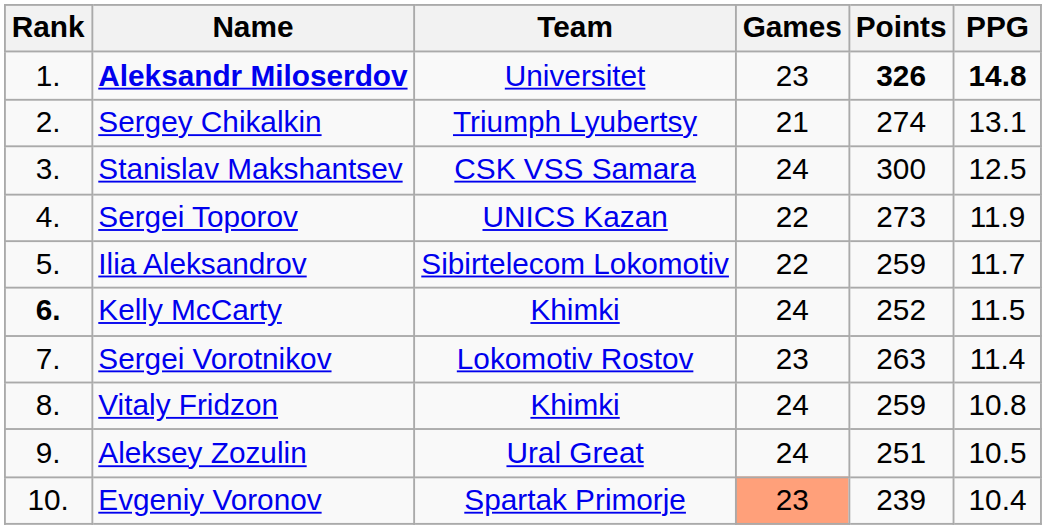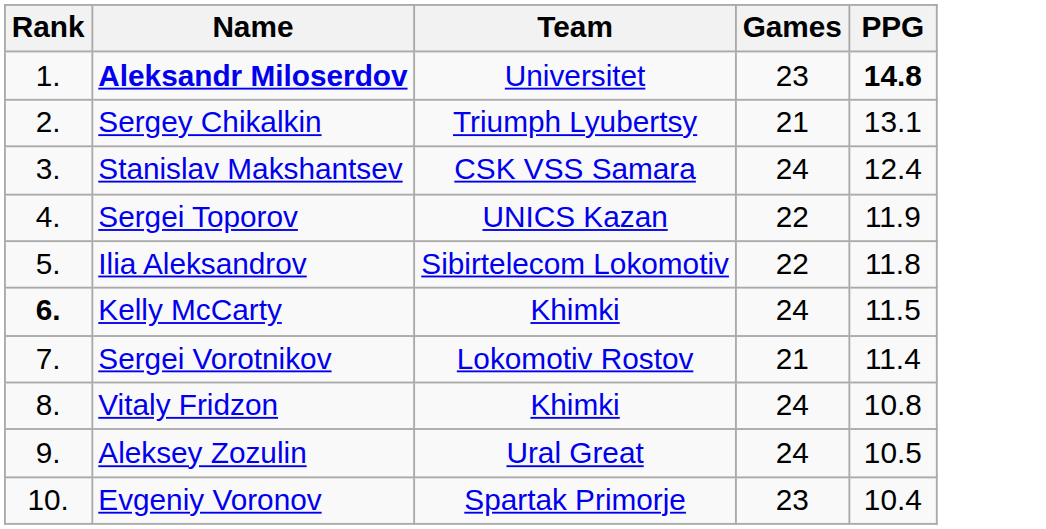- column: (901, 28)
(997, 169) 12.5 -> (893, 169) 12.4
(997, 264) 11.7 -> (893, 264) 11.8
(792, 358) 23 -> (792, 358) 21
(792, 500) lightsalmon background -> (792, 500) no background
